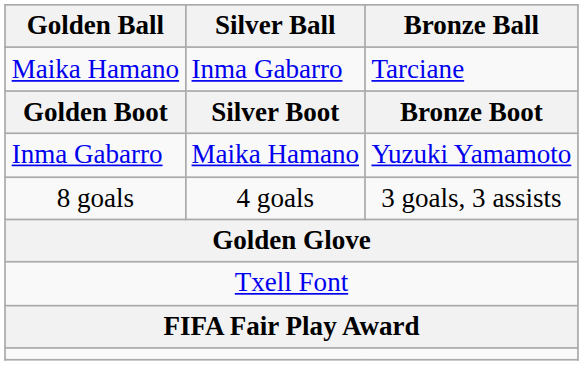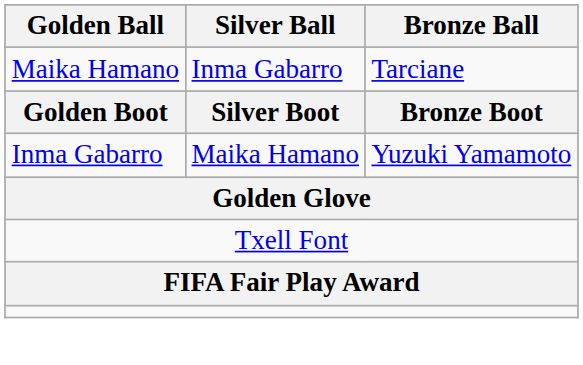- row: (95, 197)
